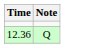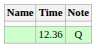+ column: (20, 13)
